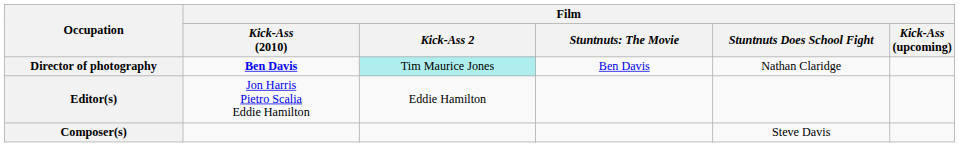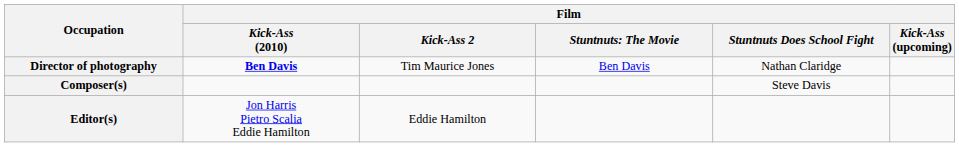(448, 66) paleturquoise background -> (448, 66) no background
rows swapped: (94, 99) <-> (94, 132)
